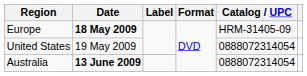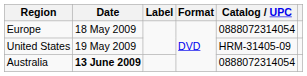(106, 29) bold -> (106, 29) normal
(255, 29) HRM-31405-09 -> (257, 29) 0888072314054
(257, 46) 0888072314054 -> (255, 46) HRM-31405-09
